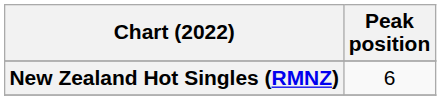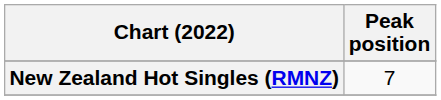(389, 77) 6 -> (389, 77) 7
